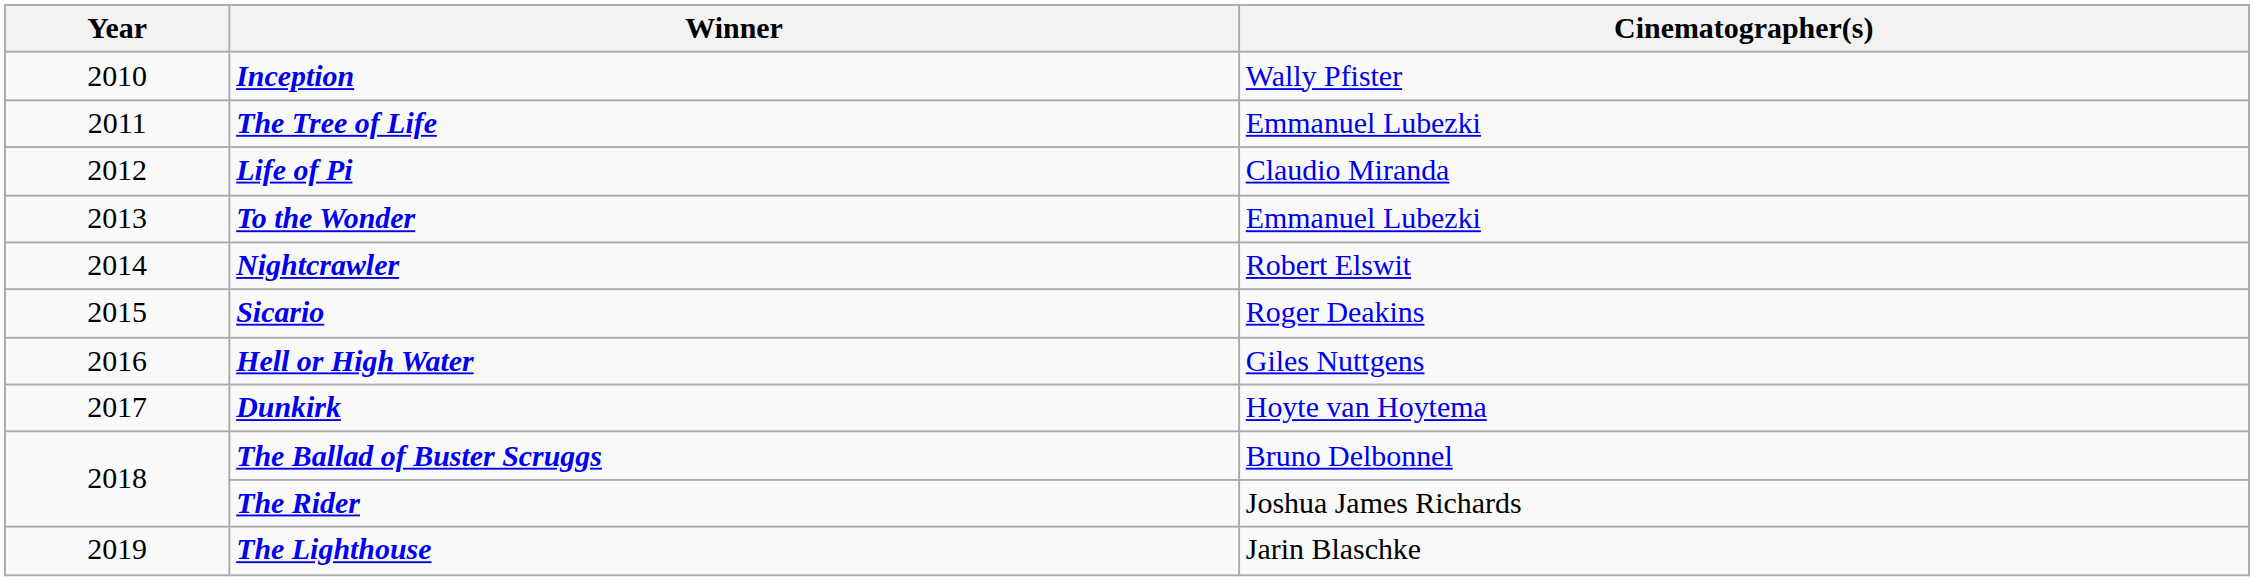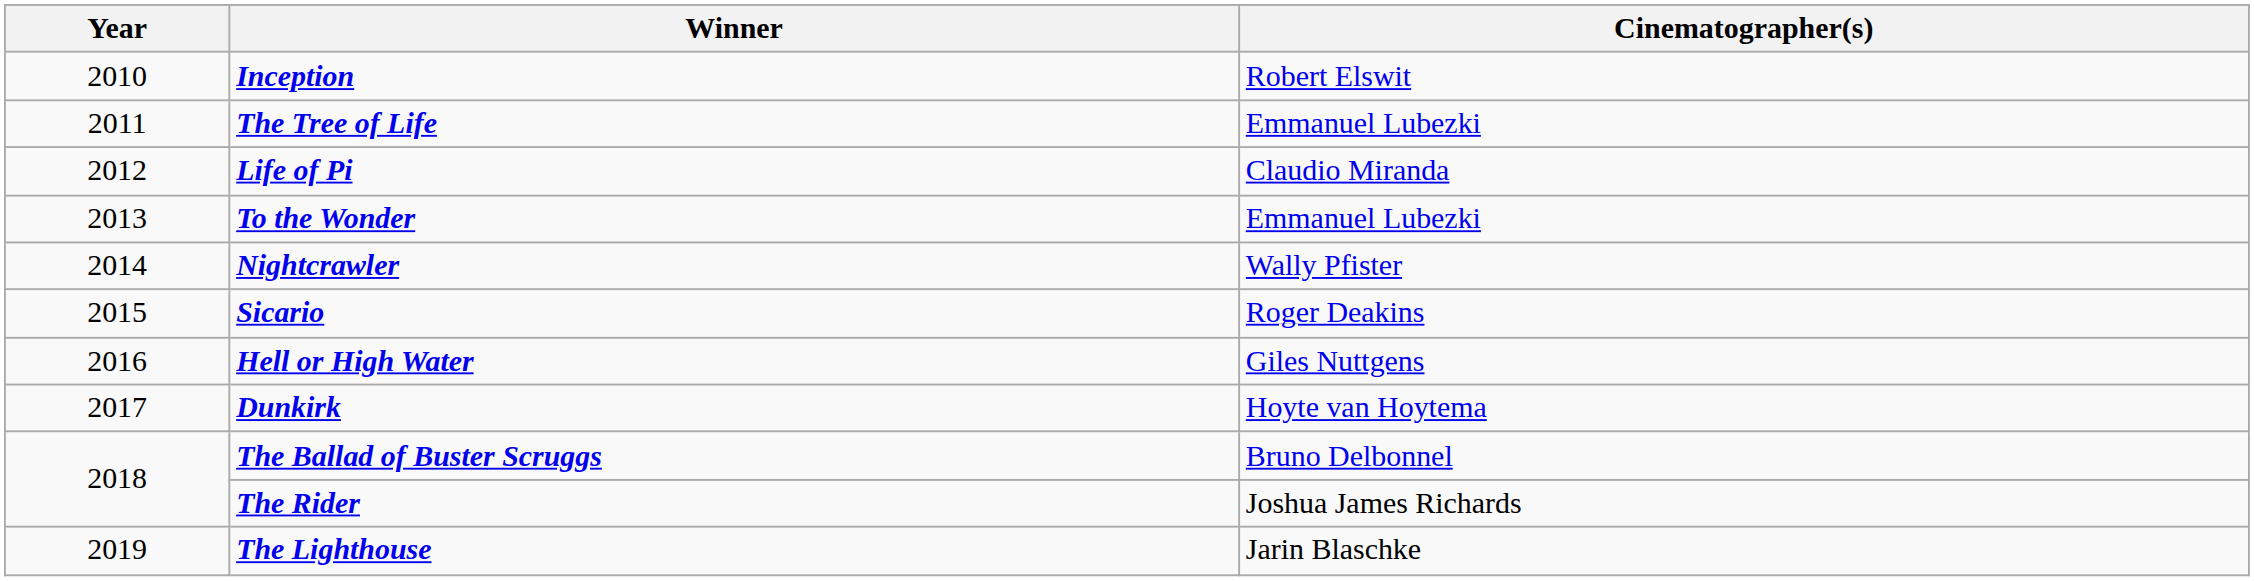(1324, 75) Wally Pfister -> (1328, 75) Robert Elswit
(1328, 265) Robert Elswit -> (1324, 265) Wally Pfister
